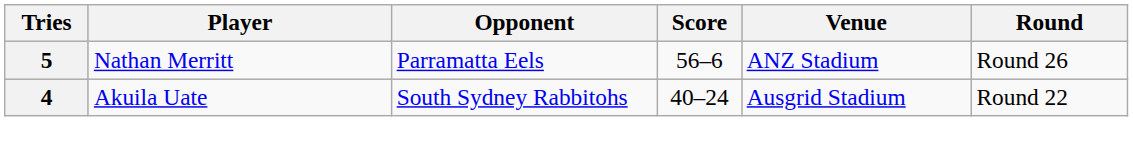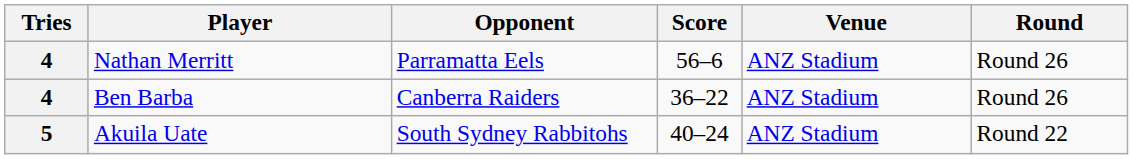(47, 60) 5 -> (47, 60) 4
+ row: (144, 97)
(47, 97) 4 -> (47, 134) 5
(826, 97) Ausgrid Stadium -> (813, 134) ANZ Stadium
